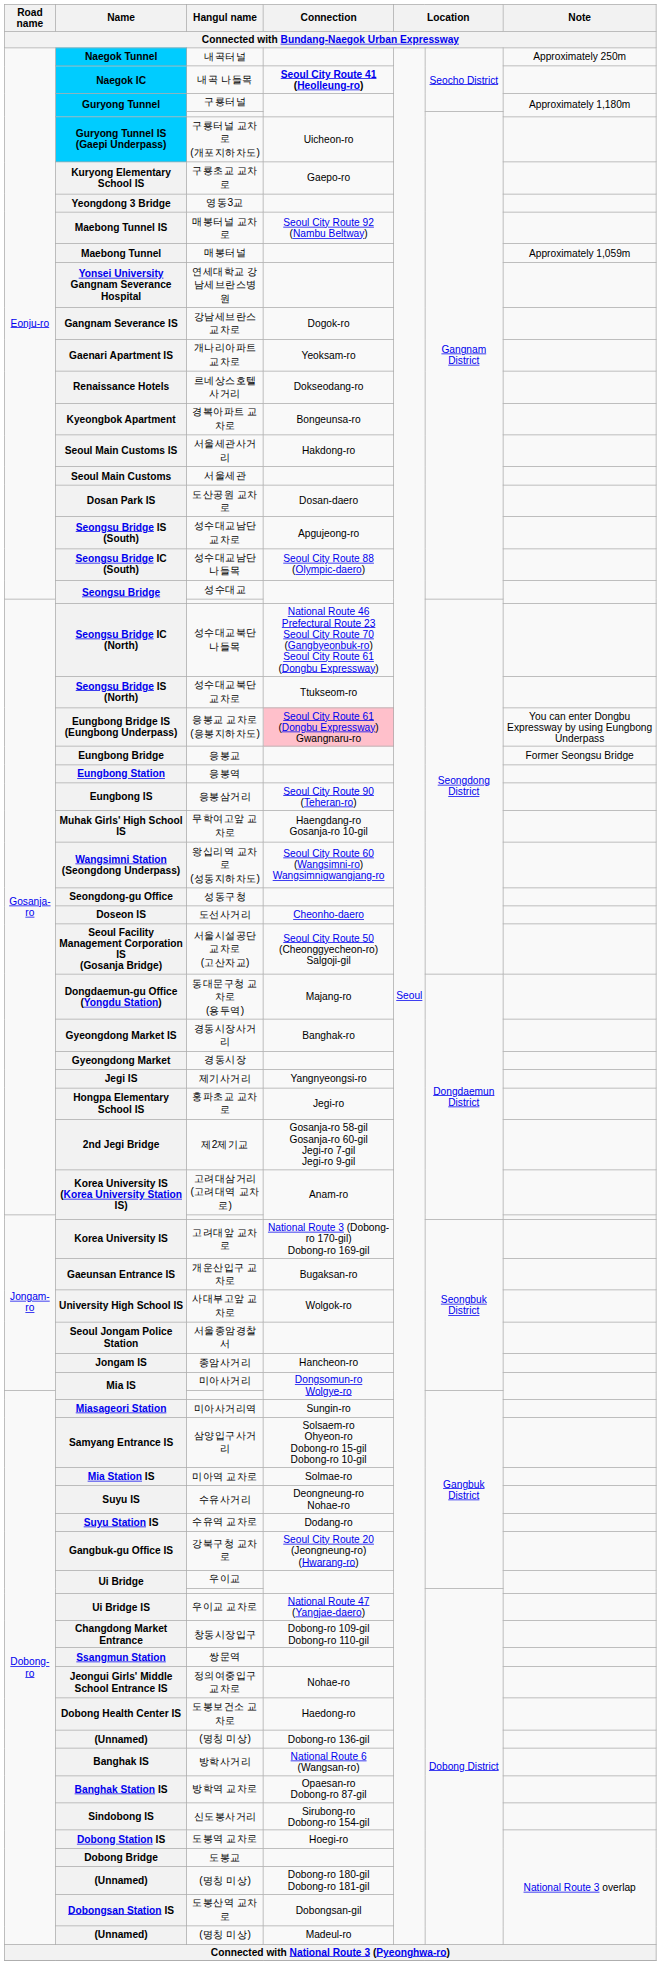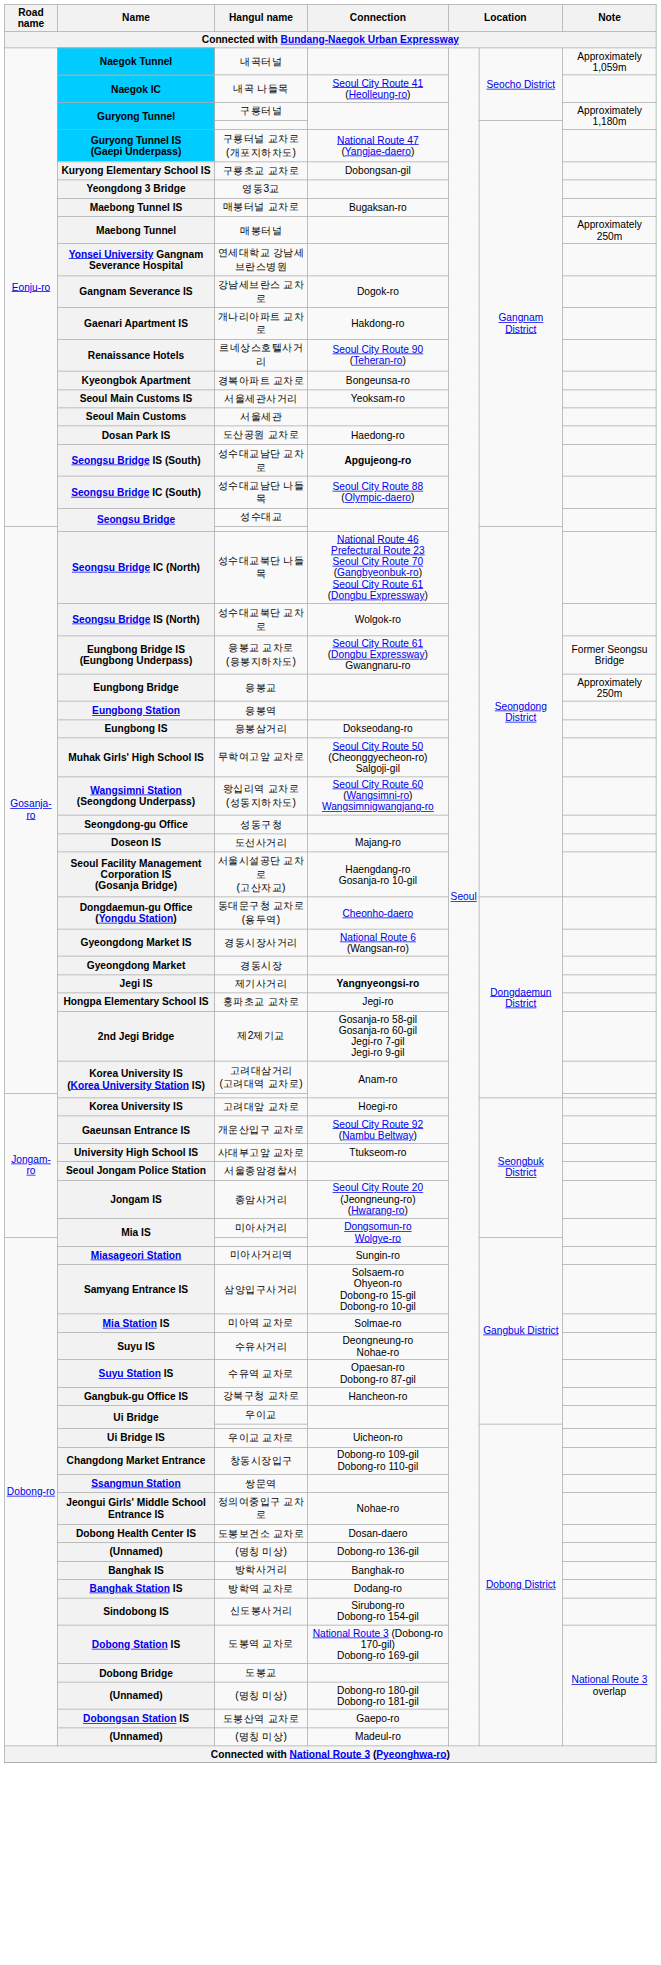(580, 57) Approximately 250m -> (609, 61) Approximately 1,059m
(329, 79) bold -> (378, 88) normal
(329, 139) Uicheon-ro -> (378, 145) National Route 47 (Yangjae-daero)
(329, 177) Gaepo-ro -> (378, 170) Dobongsan-gil
(329, 228) Seoul City Route 92 (Nambu Beltway) -> (378, 207) Bugaksan-ro
(580, 253) Approximately 1,059m -> (609, 230) Approximately 250m
(329, 355) Yeoksam-ro -> (378, 323) Hakdong-ro
(329, 387) Dokseodang-ro -> (378, 355) Seoul City Route 90 (Teheran-ro)
(329, 450) Hakdong-ro -> (378, 398) Yeoksam-ro
(329, 501) Dosan-daero -> (378, 435) Haedong-ro
(329, 532) normal -> (378, 460) bold
(329, 692) Ttukseom-ro -> (378, 619) Wolgok-ro
(329, 727) pink background -> (378, 654) no background
(580, 727) You can enter Dongbu Expressway by using Eungbong Underpass -> (609, 654) Former Seongsu Bridge
(580, 755) Former Seongsu Bridge -> (609, 687) Approximately 250m
(329, 796) Seoul City Route 90 (Teheran-ro) -> (378, 728) Dokseodang-ro
(329, 826) Haengdang-ro Gosanja-ro 10-gil -> (378, 757) Seoul City Route 50 (Cheonggyecheon-ro) Salgoji-gil
(329, 915) Cheonho-daero -> (378, 842) Majang-ro
(329, 949) Seoul City Route 50 (Cheonggyecheon-ro) Salgoji-gil -> (378, 874) Haengdang-ro Gosanja-ro 10-gil
(329, 996) Majang-ro -> (378, 913) Cheonho-daero
(329, 1035) Banghak-ro -> (378, 942) National Route 6 (Wangsan-ro)
(329, 1078) normal -> (378, 983) bold
(329, 1239) National Route 3 (Dobong-ro 170-gil) Dobong-ro 169-gil -> (378, 1107) Hoegi-ro
(329, 1274) Bugaksan-ro -> (378, 1129) Seoul City Route 92 (Nambu Beltway)
(329, 1306) Wolgok-ro -> (378, 1152) Ttukseom-ro
(329, 1362) Hancheon-ro -> (378, 1199) Seoul City Route 20 (Jeongneung-ro) (Hwarang-ro)
(329, 1522) Dodang-ro -> (378, 1373) Opaesan-ro Dobong-ro 87-gil
(329, 1550) Seoul City Route 20 (Jeongneung-ro) (Hwarang-ro) -> (378, 1396) Hancheon-ro
(329, 1607) National Route 47 (Yangjae-daero) -> (378, 1437) Uicheon-ro
(329, 1714) Haedong-ro -> (378, 1533) Dosan-daero
(329, 1761) National Route 6 (Wangsan-ro) -> (378, 1570) Banghak-ro
(329, 1789) Opaesan-ro Dobong-ro 87-gil -> (378, 1588) Dodang-ro
(329, 1839) Hoegi-ro -> (378, 1644) National Route 3 (Dobong-ro 170-gil) Dobong-ro 169-gil
(329, 1910) Dobongsan-gil -> (378, 1718) Gaepo-ro
